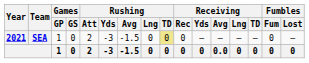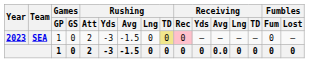(16, 38) 2021 -> (16, 38) 2023
(183, 38) no background -> (183, 38) pink background
